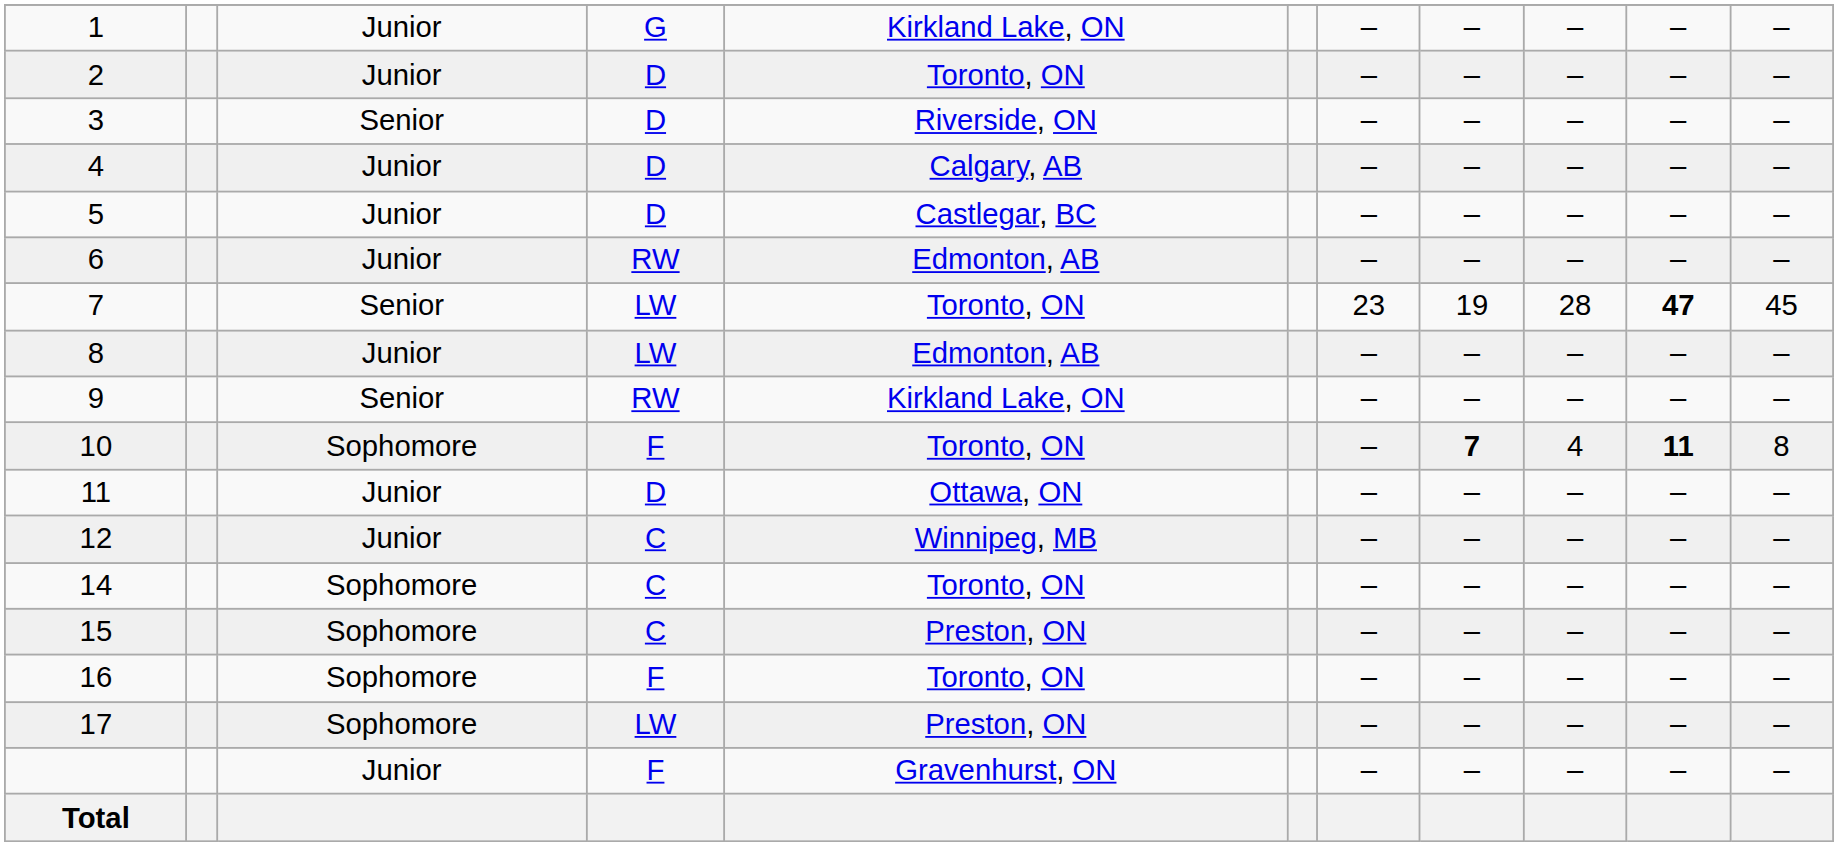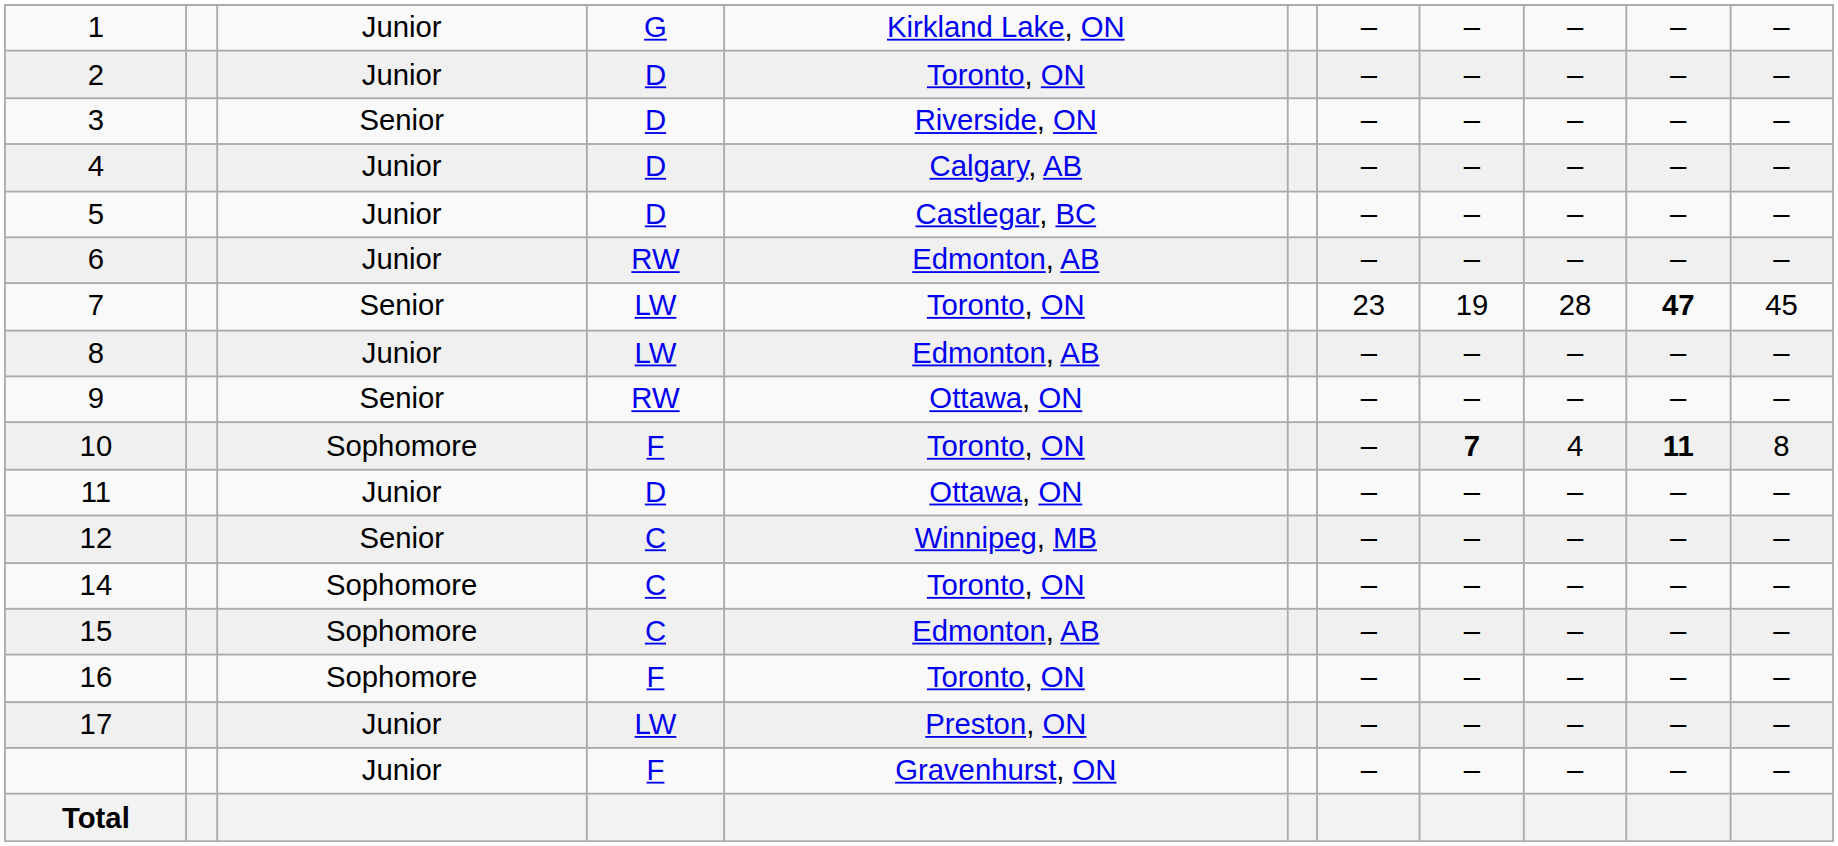(1006, 399) Kirkland Lake, ON -> (1006, 399) Ottawa, ON
(402, 538) Junior -> (402, 538) Senior
(1006, 631) Preston, ON -> (1006, 631) Edmonton, AB
(402, 724) Sophomore -> (402, 724) Junior
